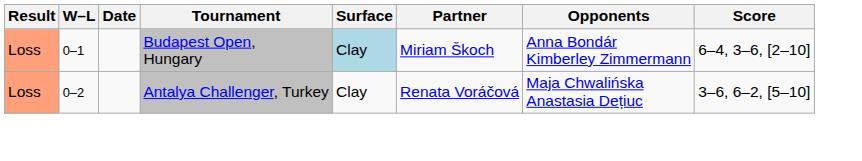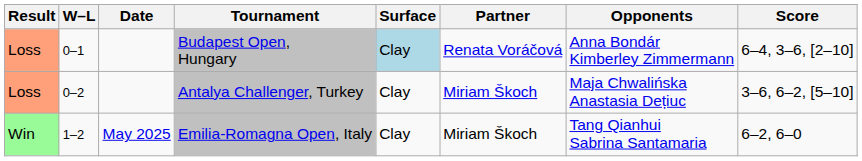(447, 50) Miriam Škoch -> (503, 50) Renata Voráčová
(460, 92) Renata Voráčová -> (490, 92) Miriam Škoch
+ row: (275, 134)
